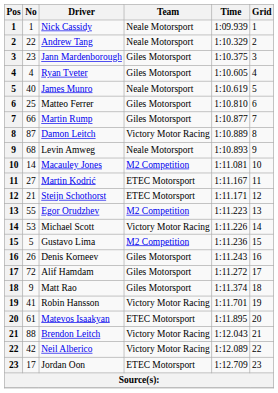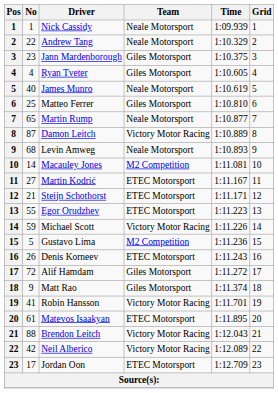(31, 119) 66 -> (31, 119) 65
(159, 119) Giles Motorsport -> (160, 119) Neale Motorsport
(158, 211) M2 Competition -> (161, 211) ETEC Motorsport
(31, 226) 53 -> (31, 226) 59
(159, 257) Giles Motorsport -> (161, 257) ETEC Motorsport
